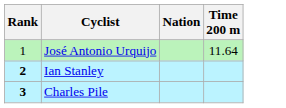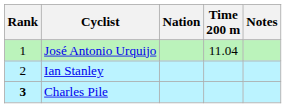+ column: (262, 22)
(223, 50) 11.64 -> (223, 50) 11.04
(23, 71) bold -> (23, 71) normal
